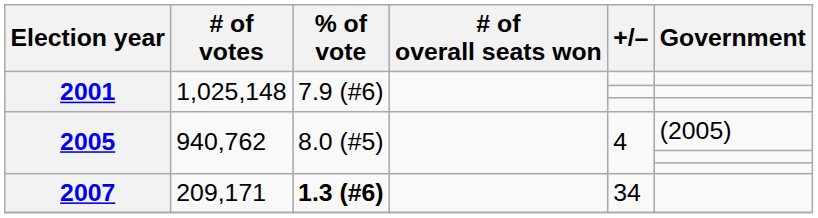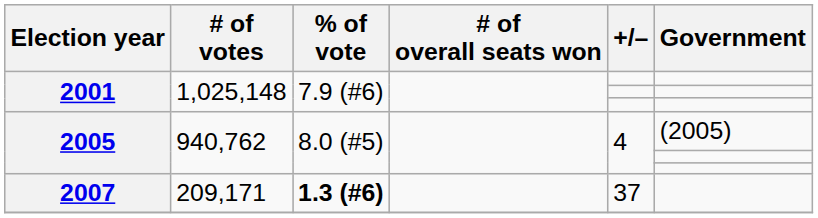(627, 192) 34 -> (627, 192) 37
